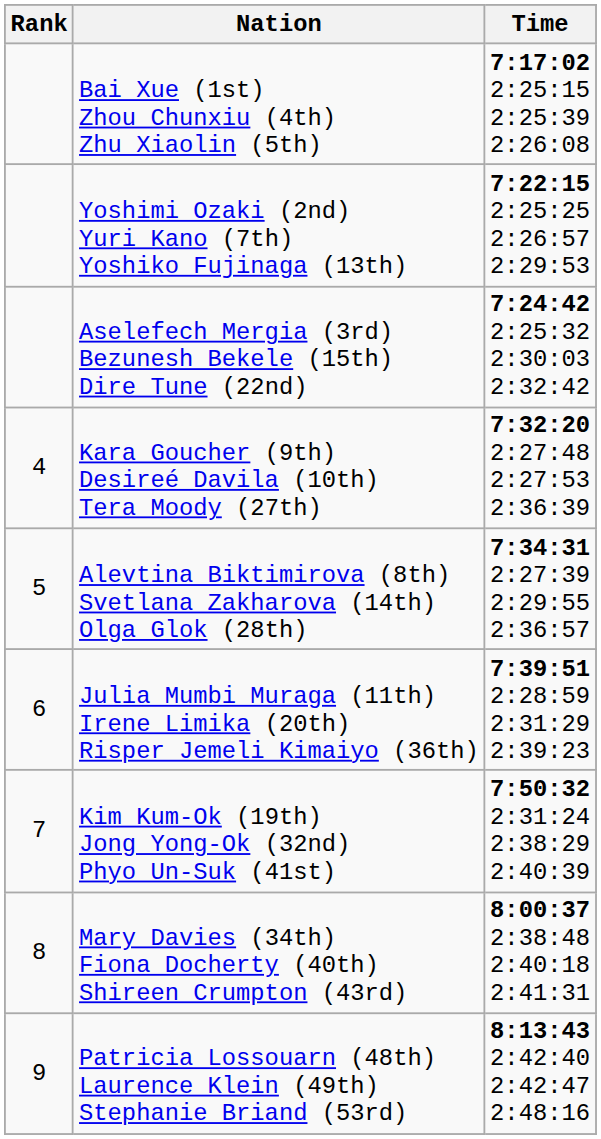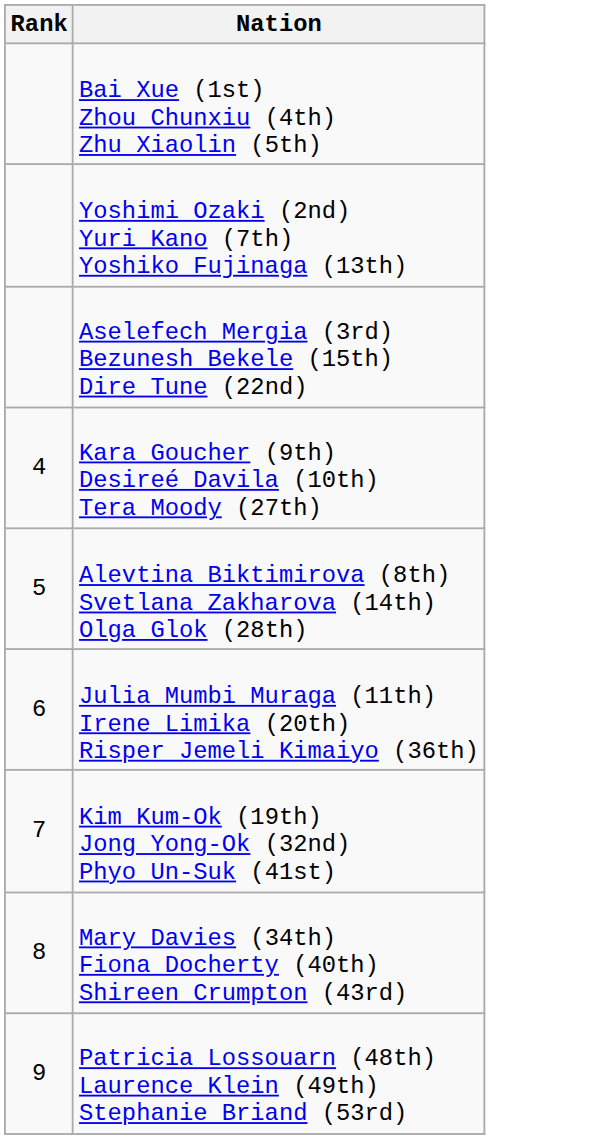- column: (540, 24)
